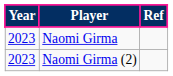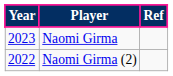(22, 60) 2023 -> (22, 60) 2022
